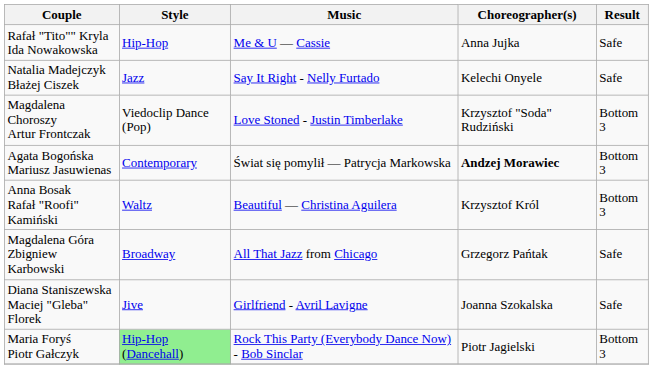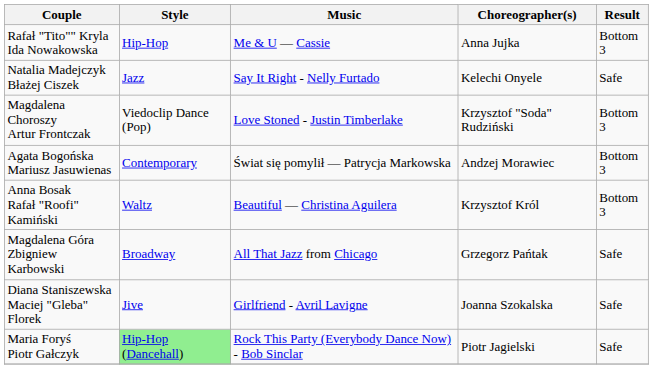(611, 42) Safe -> (619, 42) Bottom 3
(510, 162) bold -> (508, 162) normal
(619, 346) Bottom 3 -> (611, 346) Safe
